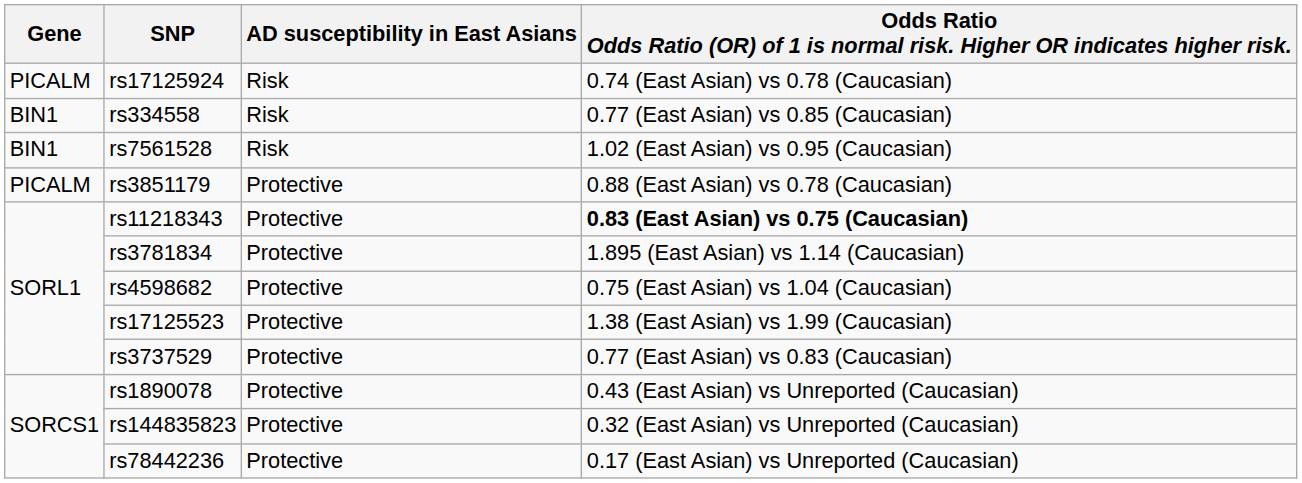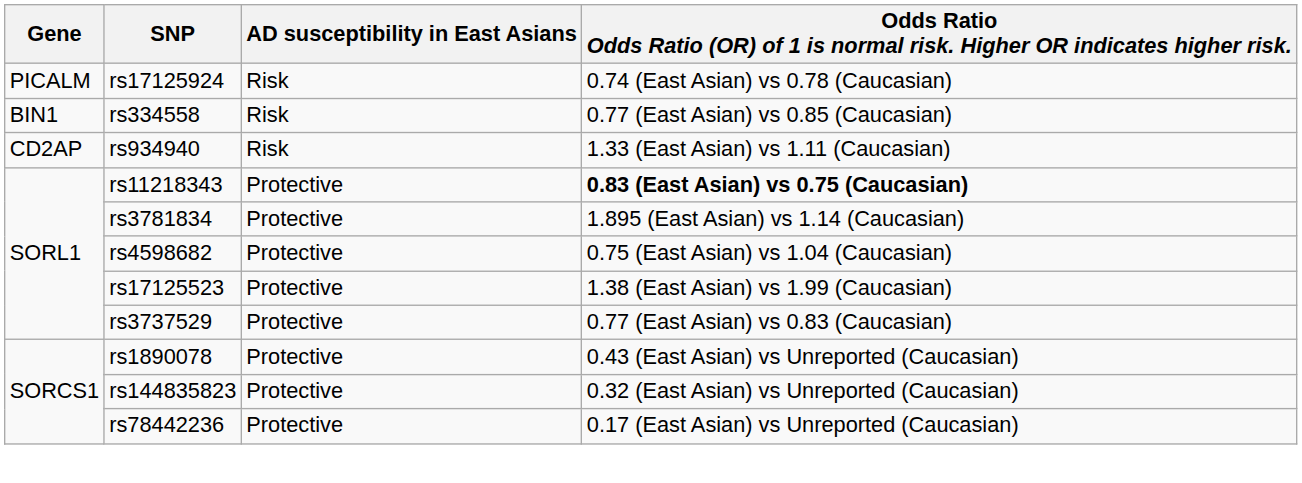+ row: (155, 149)
- row: (161, 149)
- row: (160, 184)
